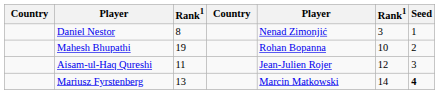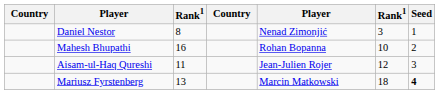(181, 48) 19 -> (181, 48) 16
(383, 81) 14 -> (383, 81) 18
